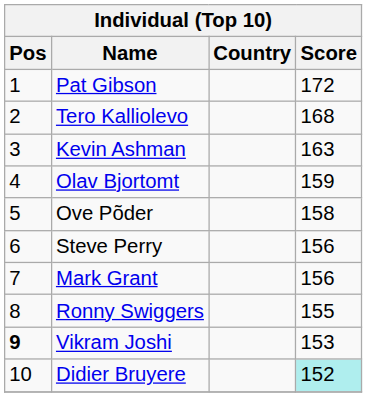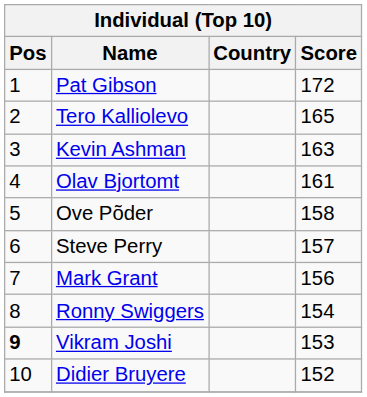(317, 117) 168 -> (317, 117) 165
(317, 181) 159 -> (317, 181) 161
(317, 246) 156 -> (317, 246) 157
(317, 310) 155 -> (317, 310) 154
(317, 375) paleturquoise background -> (317, 375) no background
